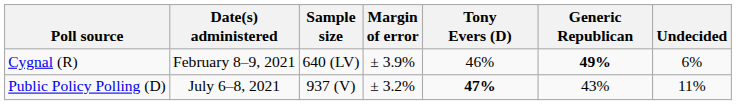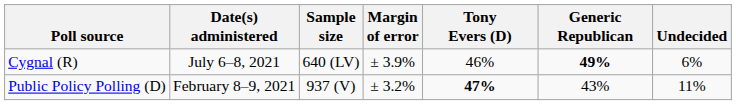(234, 61) February 8–9, 2021 -> (234, 61) July 6–8, 2021
(234, 87) July 6–8, 2021 -> (234, 87) February 8–9, 2021
